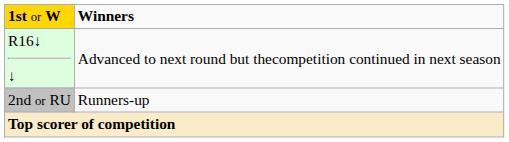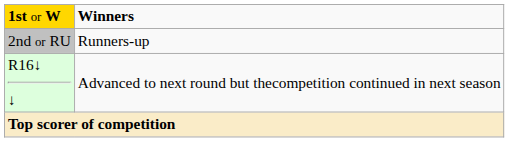rows swapped: (39, 99) <-> (39, 58)
